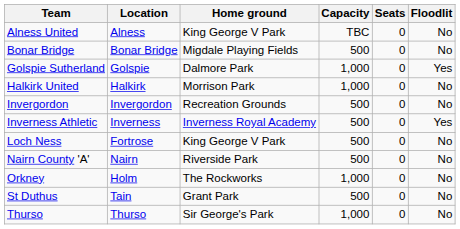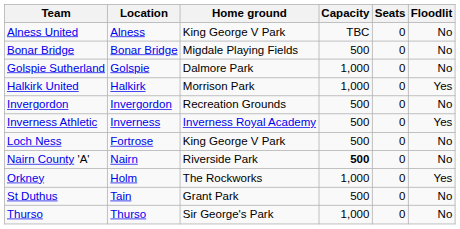(443, 68) Yes -> (445, 68) No
(445, 86) No -> (443, 86) Yes
(360, 159) normal -> (360, 159) bold
(445, 178) No -> (443, 178) Yes
